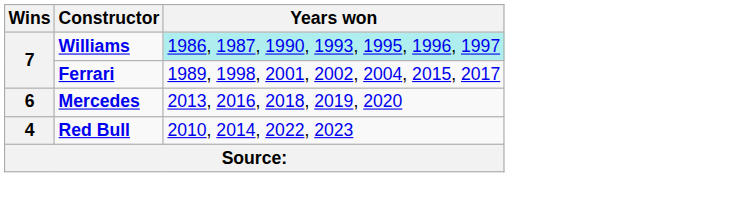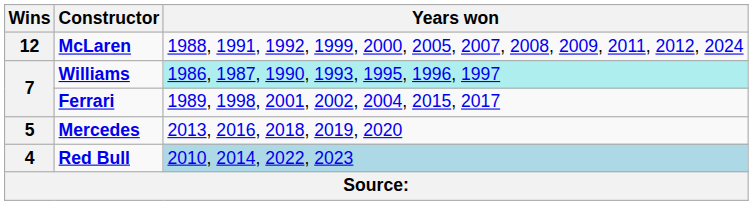+ row: (95, 46)
(30, 102) 6 -> (30, 130) 5
(260, 130) no background -> (260, 158) lightblue background
